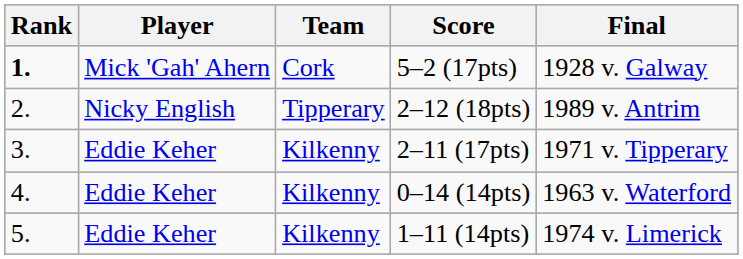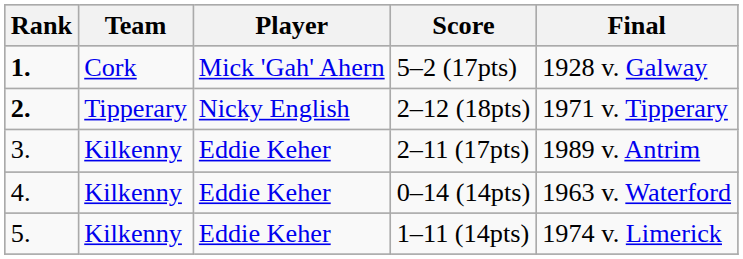columns swapped: (177, 25) <-> (333, 25)
(21, 108) normal -> (21, 108) bold
(621, 108) 1989 v. Antrim -> (635, 108) 1971 v. Tipperary
(635, 150) 1971 v. Tipperary -> (621, 150) 1989 v. Antrim
